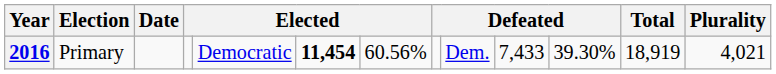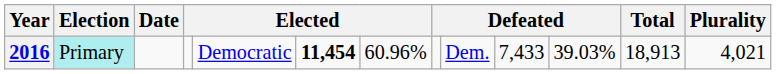(91, 52) no background -> (91, 52) paleturquoise background
(396, 52) 60.56% -> (396, 52) 60.96%
(585, 52) 39.30% -> (585, 52) 39.03%
(653, 52) 18,919 -> (653, 52) 18,913
